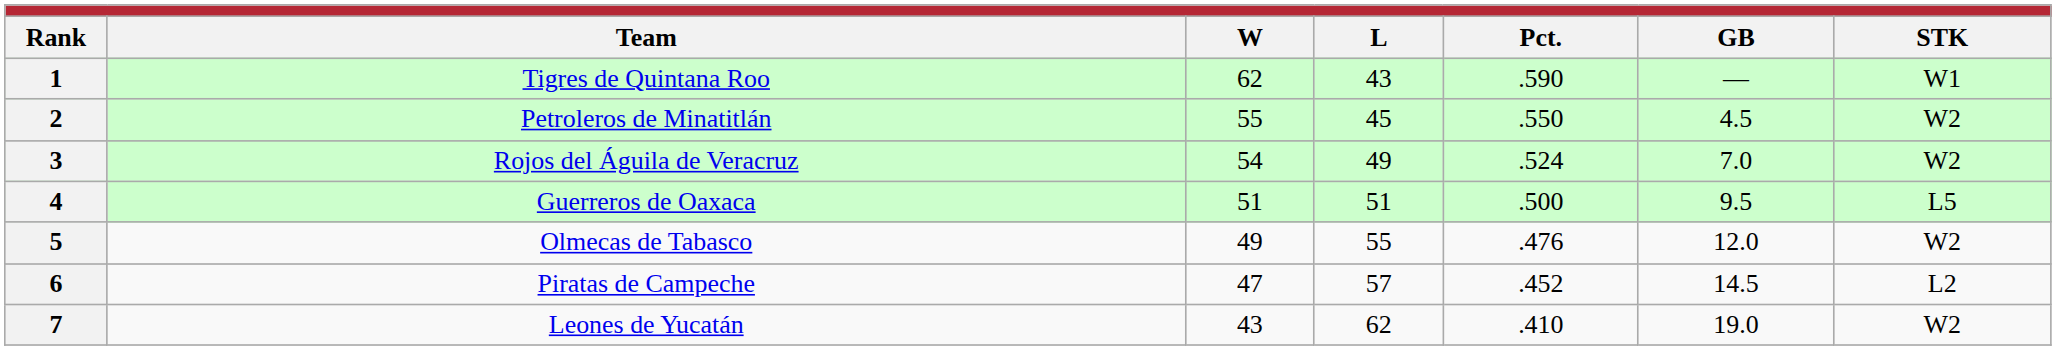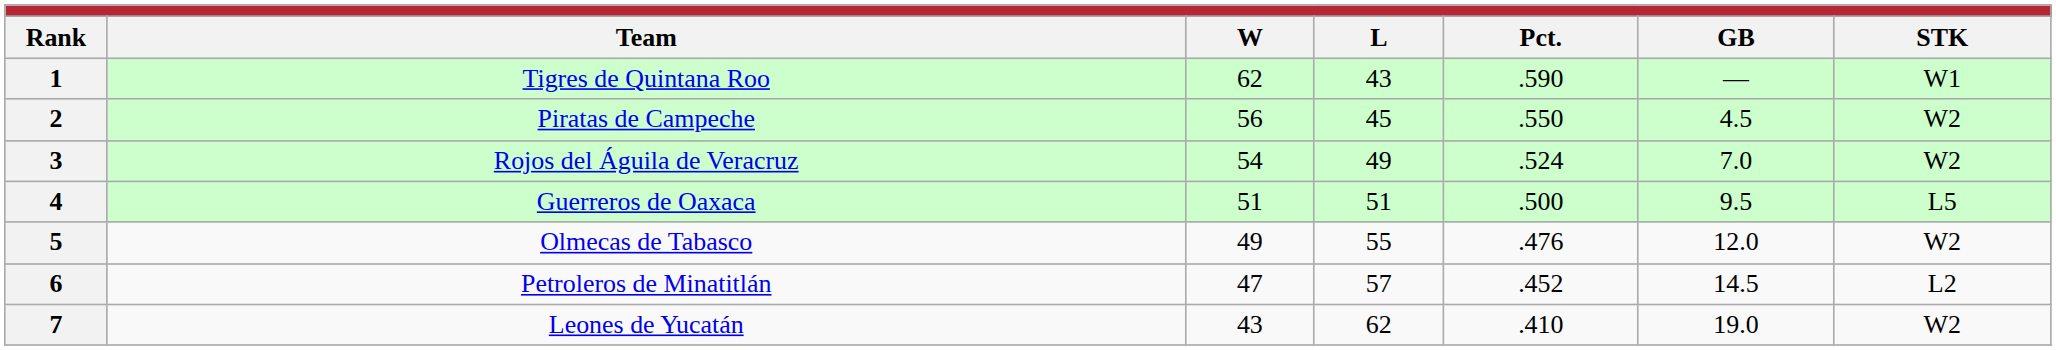(646, 119) Petroleros de Minatitlán -> (646, 119) Piratas de Campeche
(1250, 119) 55 -> (1250, 119) 56
(646, 283) Piratas de Campeche -> (646, 283) Petroleros de Minatitlán
